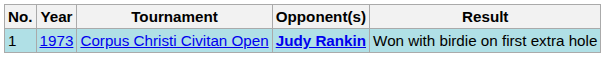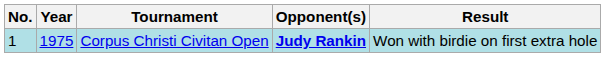(56, 41) 1973 -> (56, 41) 1975
